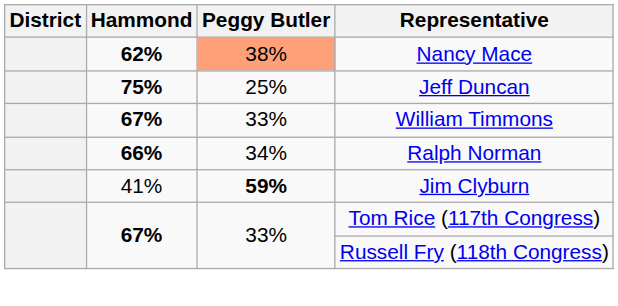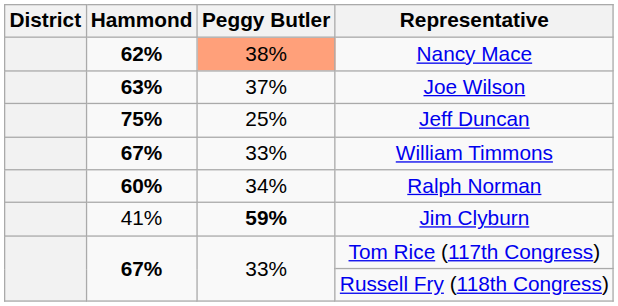+ row: (474, 86)
(142, 152) 66% -> (142, 185) 60%
